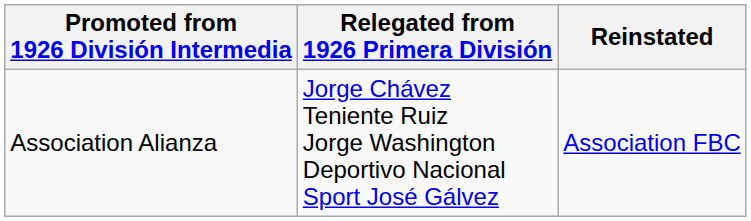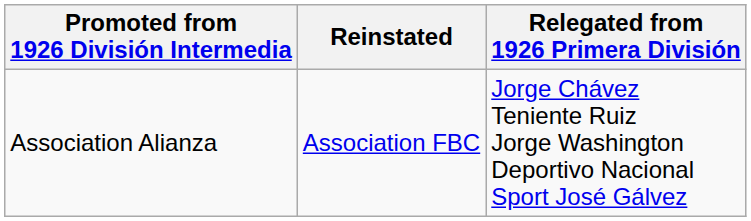columns swapped: (652, 37) <-> (428, 37)
